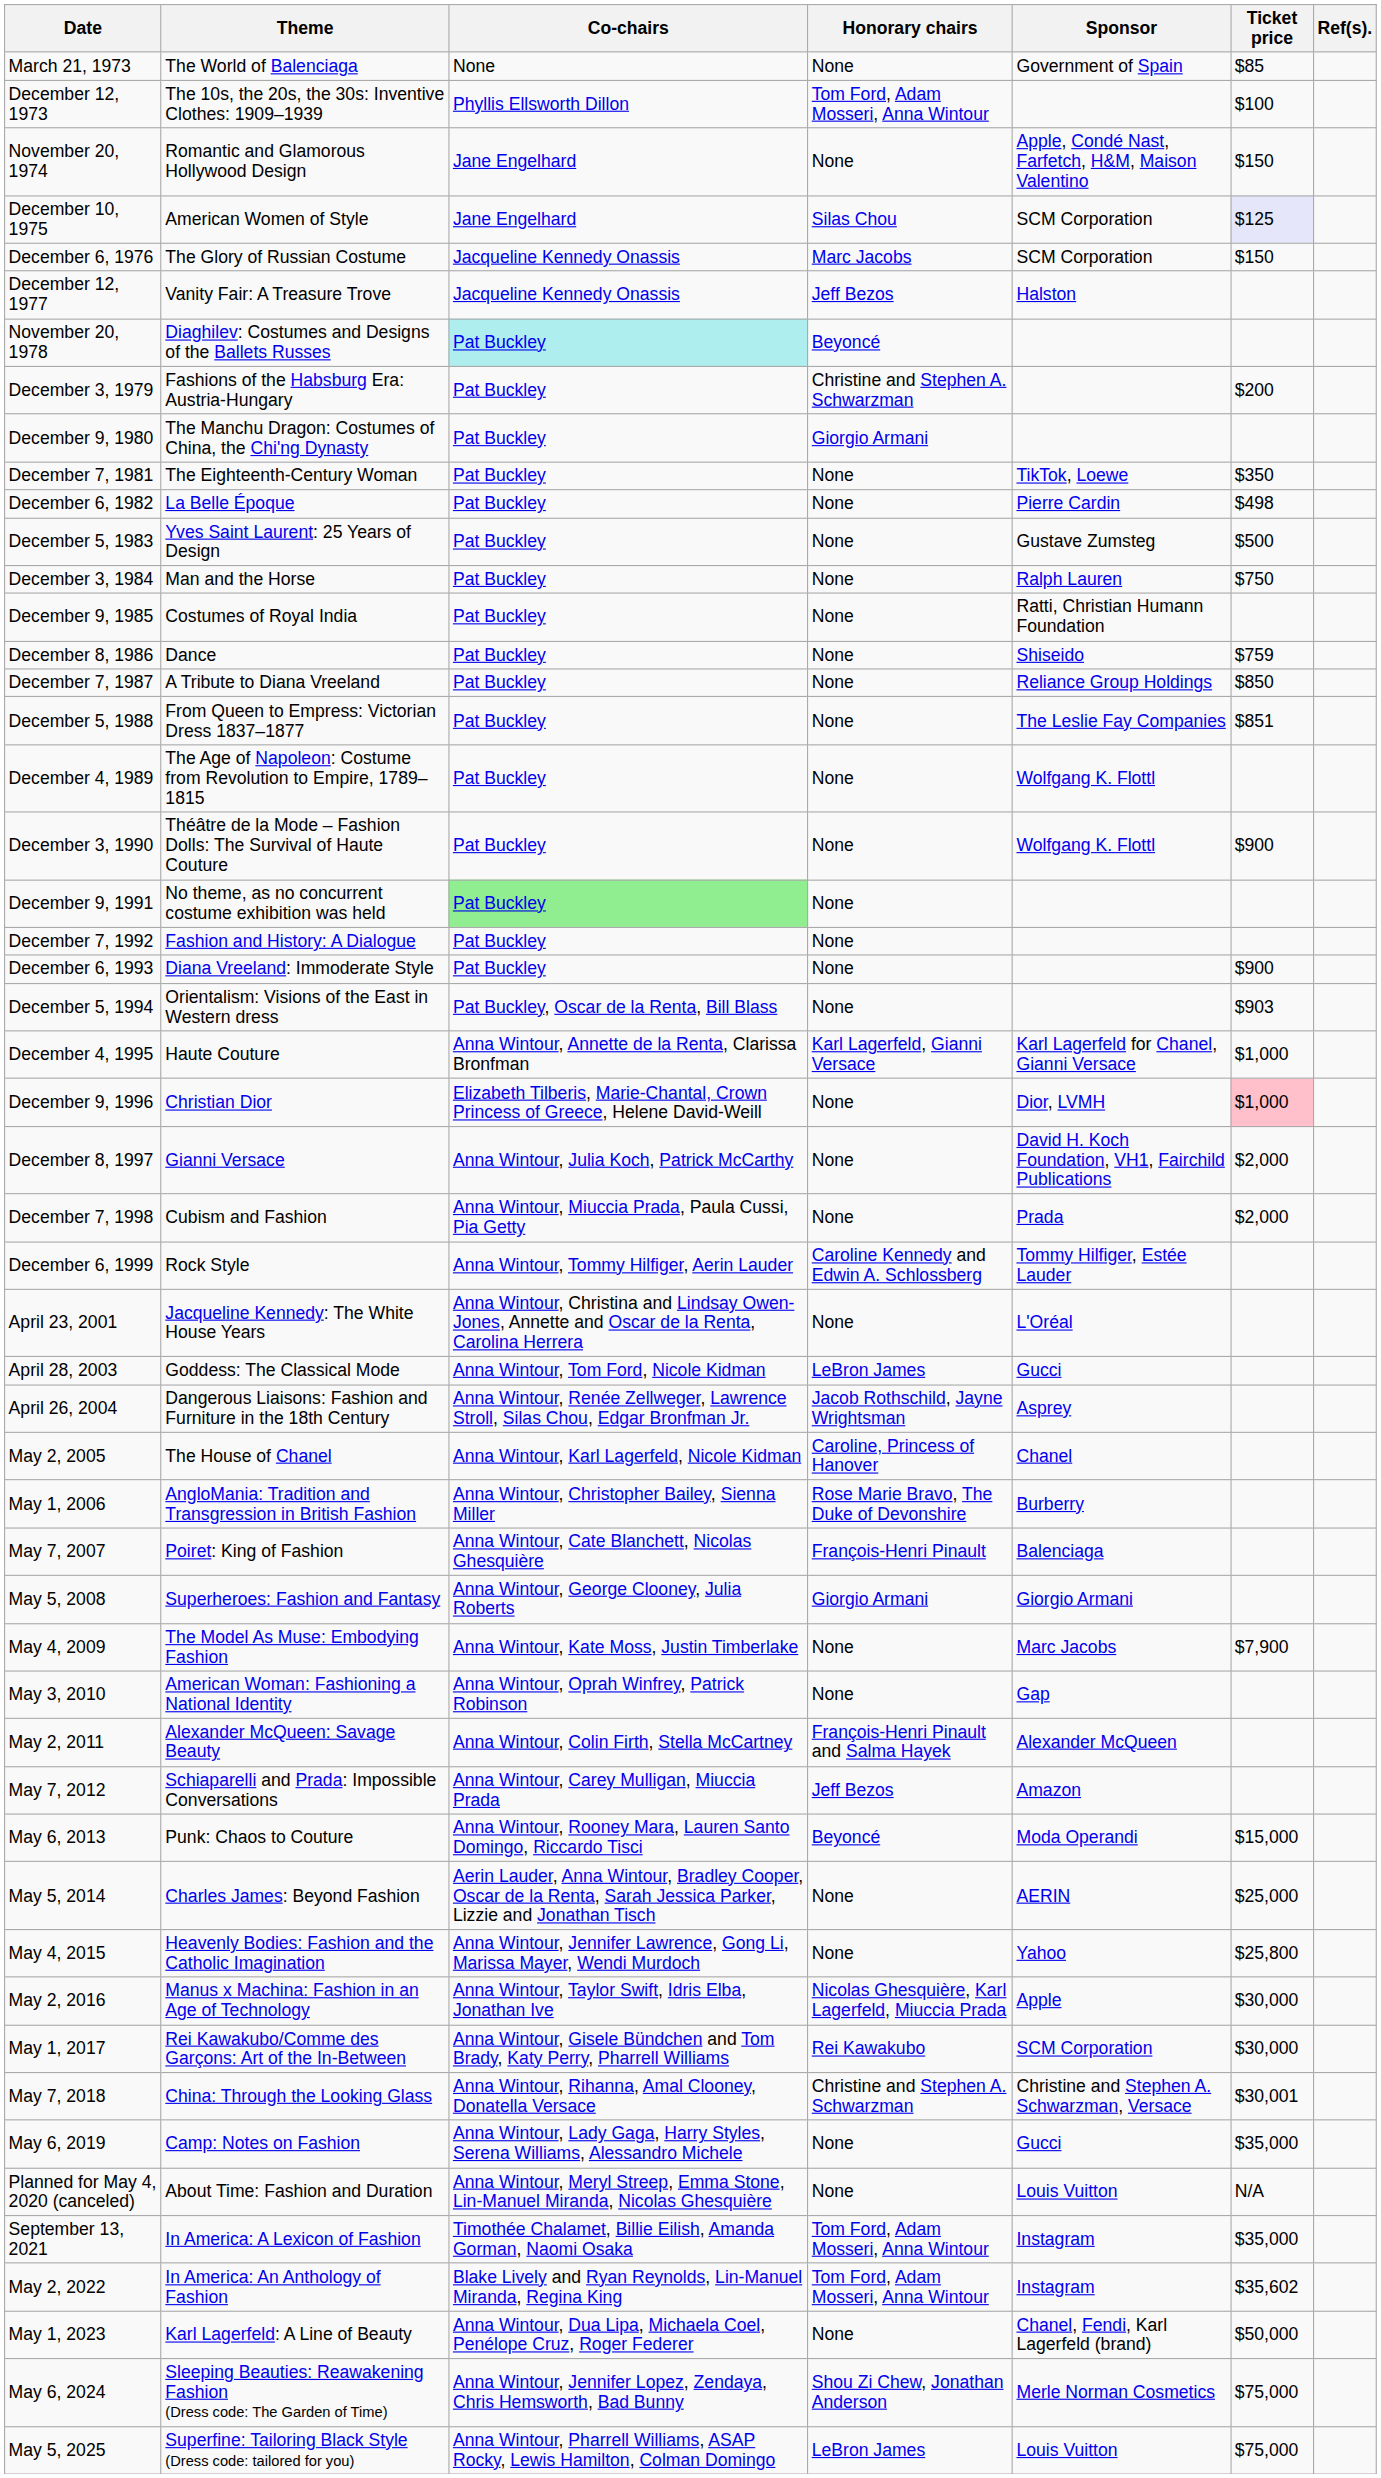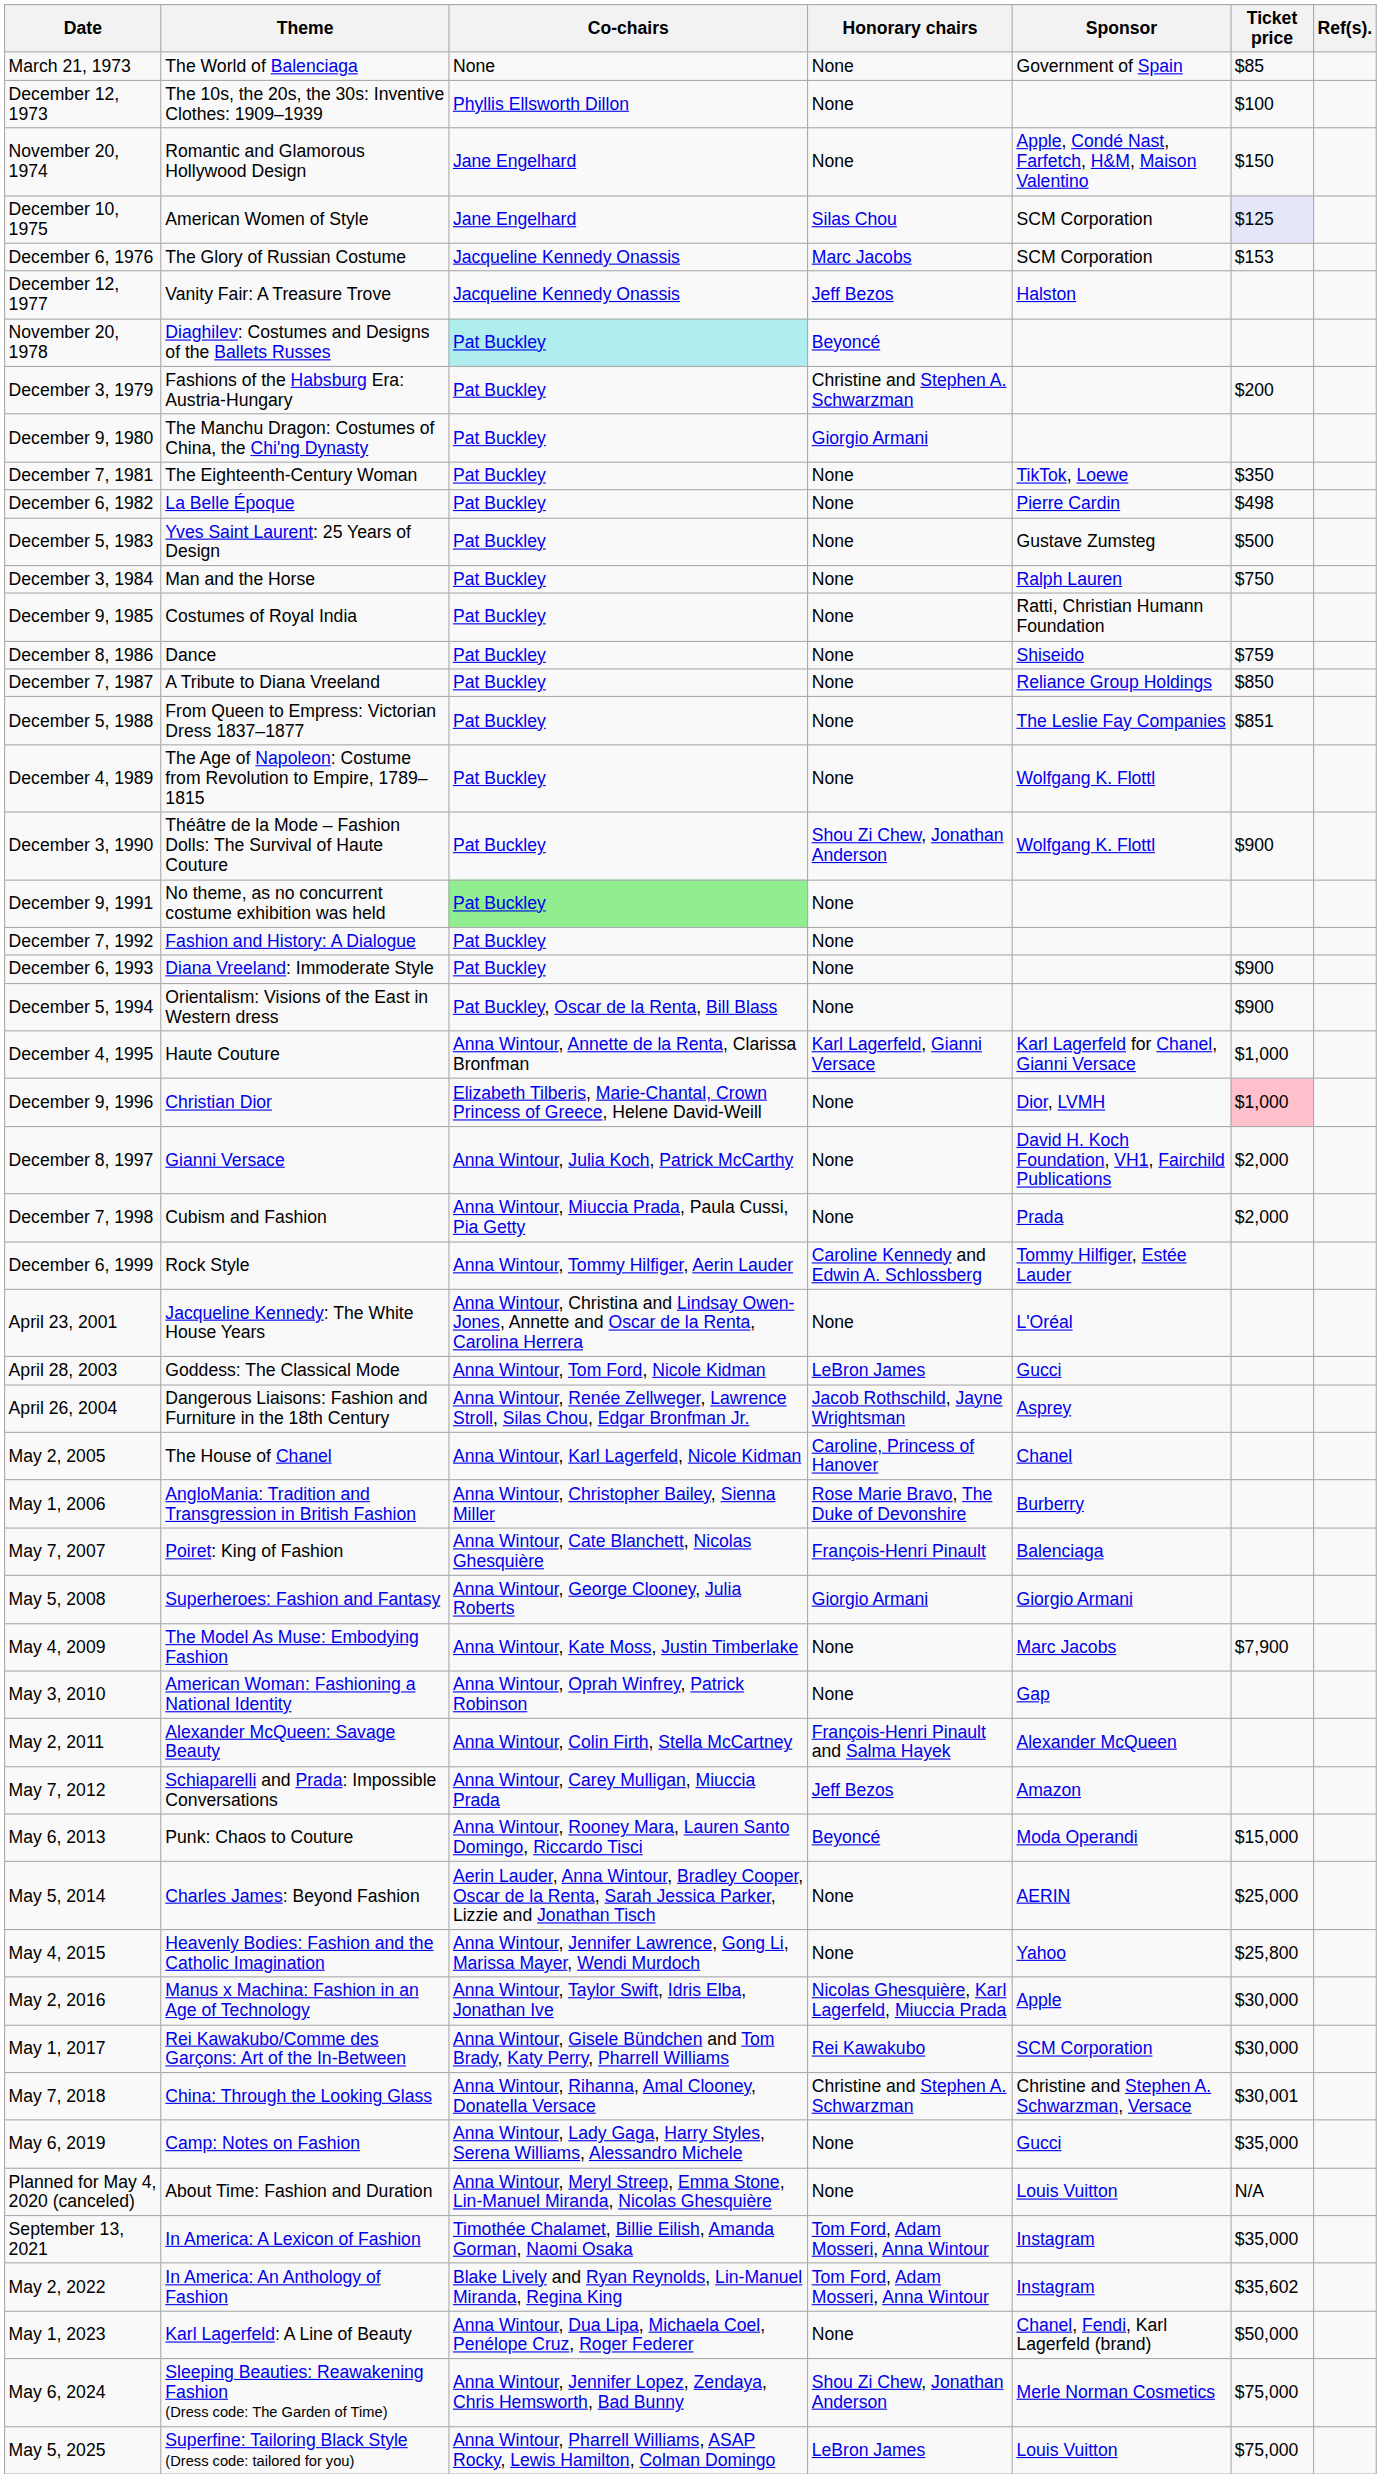(900, 103) Tom Ford, Adam Mosseri, Anna Wintour -> (833, 103) None
(1254, 257) $150 -> (1254, 257) $153
(833, 845) None -> (908, 845) Shou Zi Chew, Jonathan Anderson
(1254, 1006) $903 -> (1254, 1006) $900
